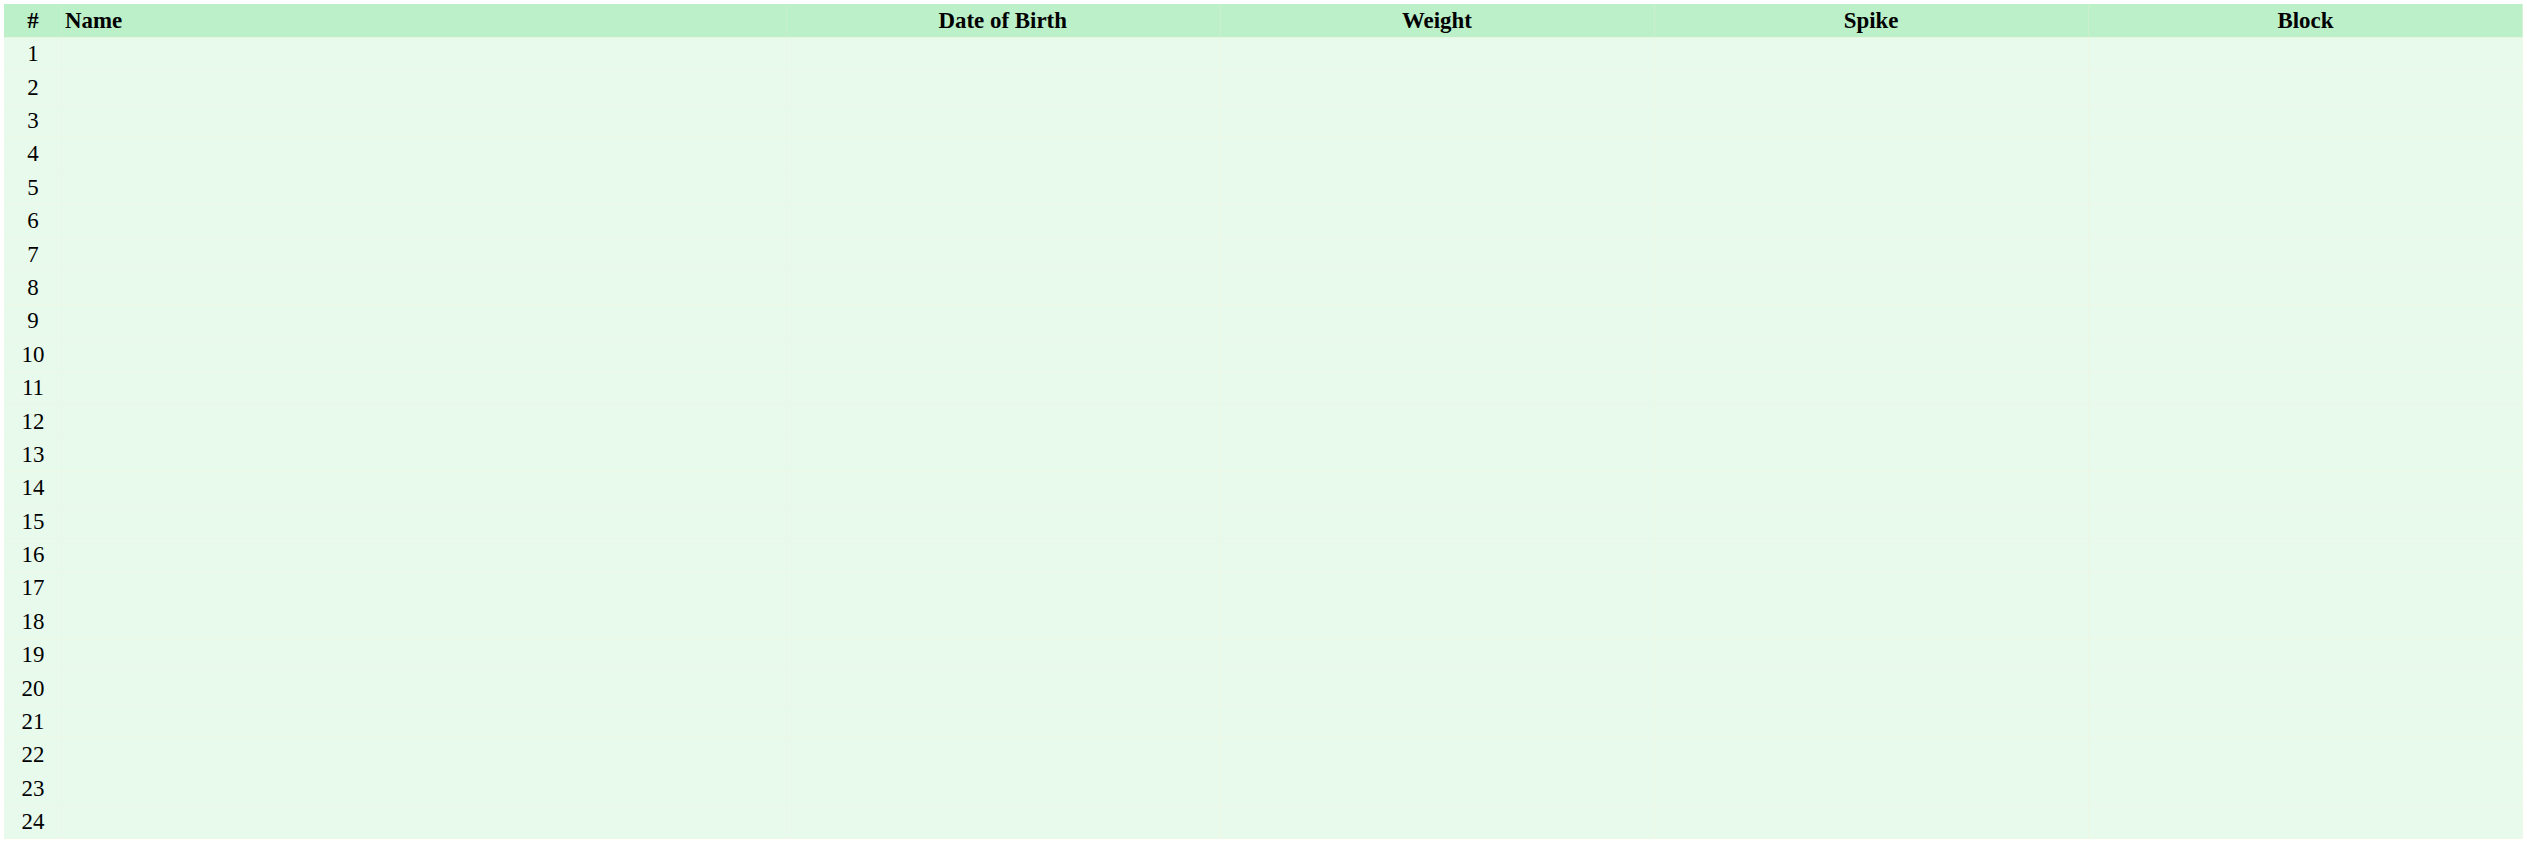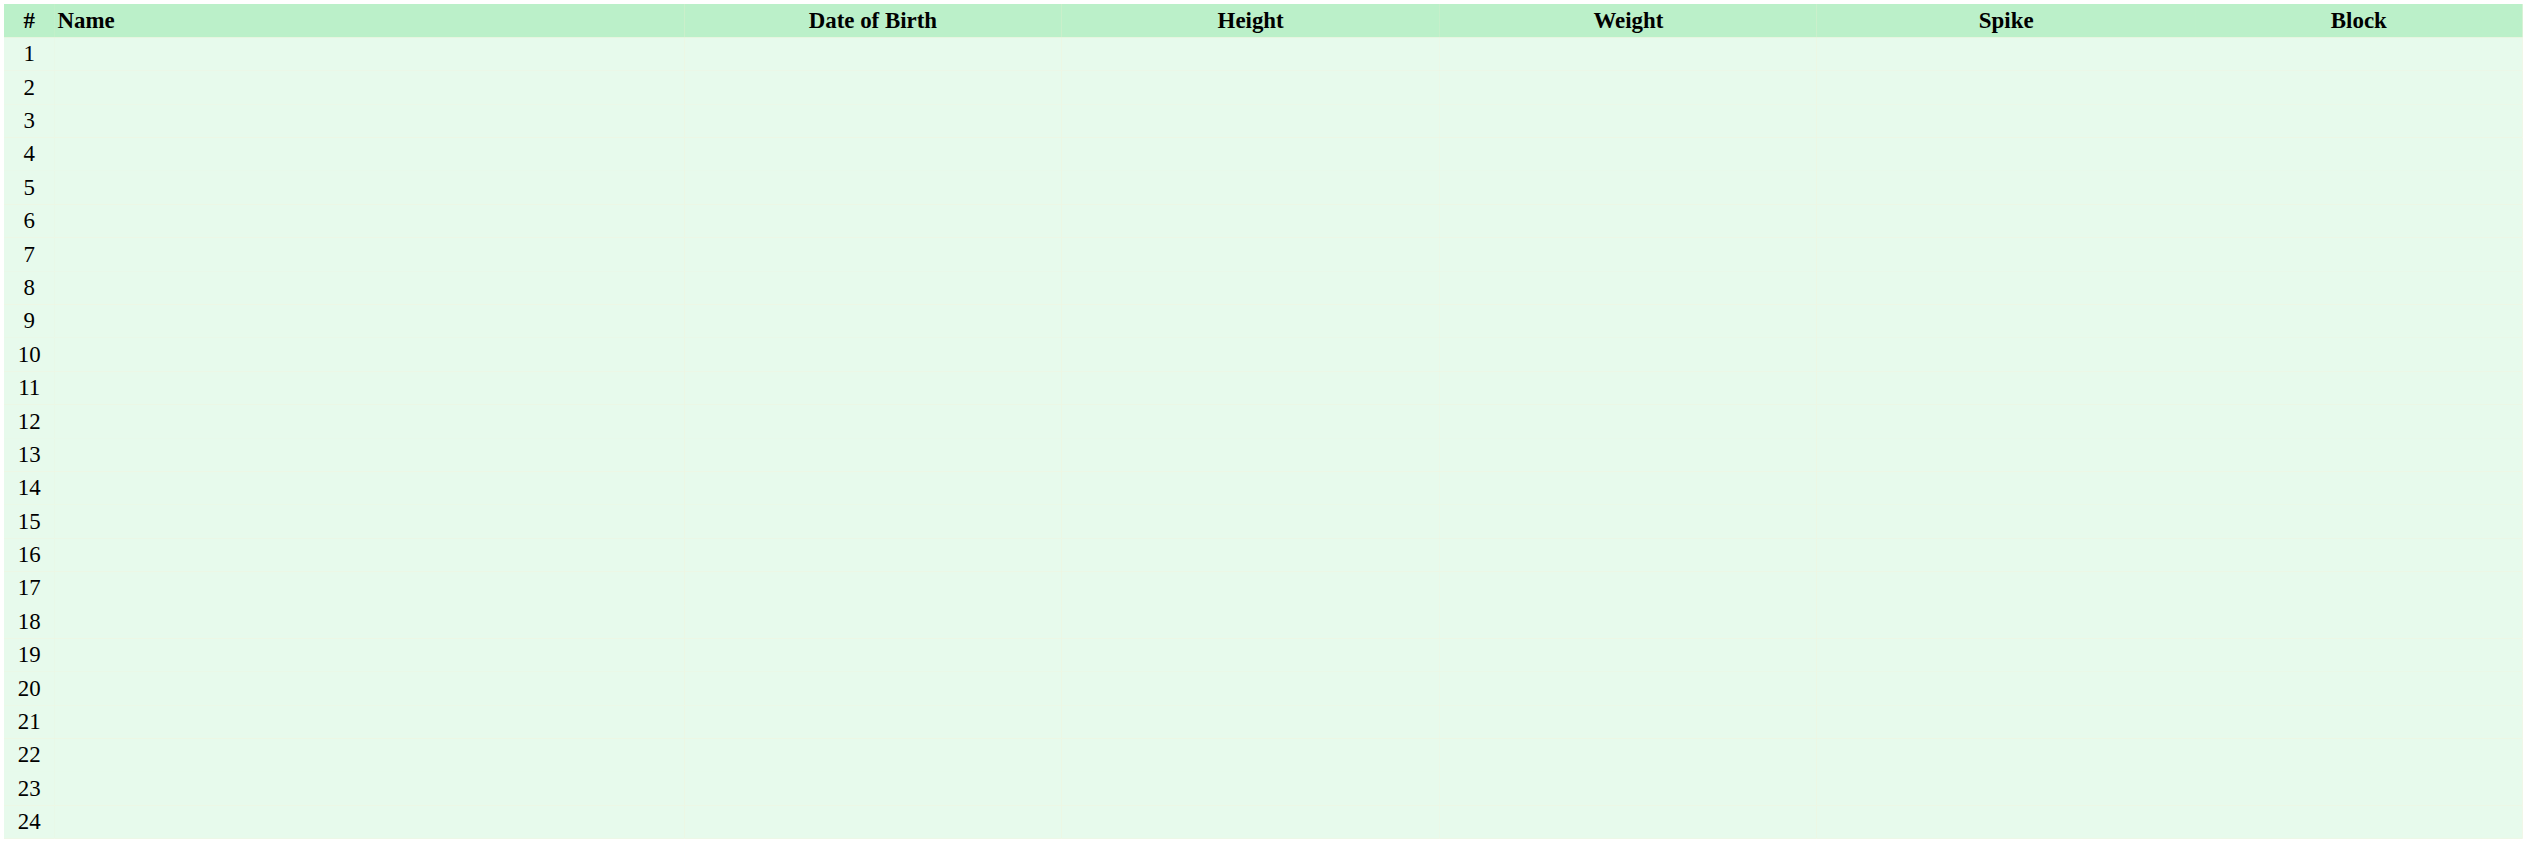+ column: (1251, 20)
